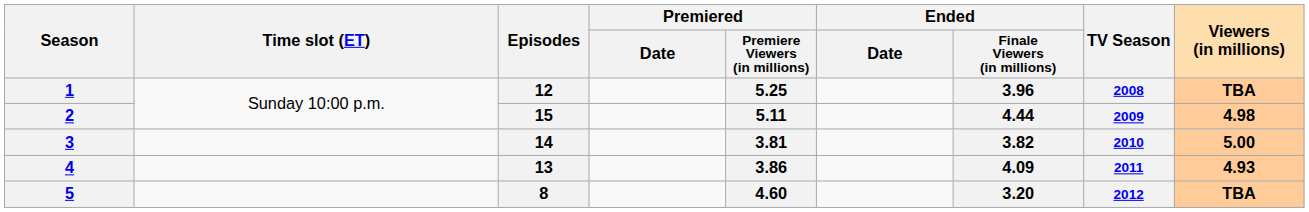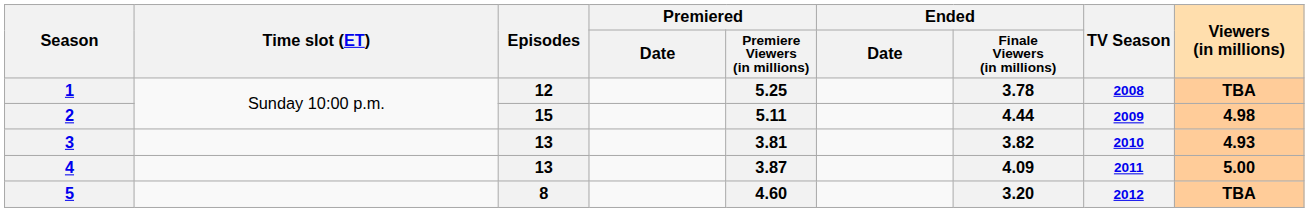(1018, 90) 3.96 -> (1018, 90) 3.78
(544, 142) 14 -> (544, 142) 13
(1239, 142) 5.00 -> (1239, 142) 4.93
(771, 168) 3.86 -> (771, 168) 3.87
(1239, 168) 4.93 -> (1239, 168) 5.00
